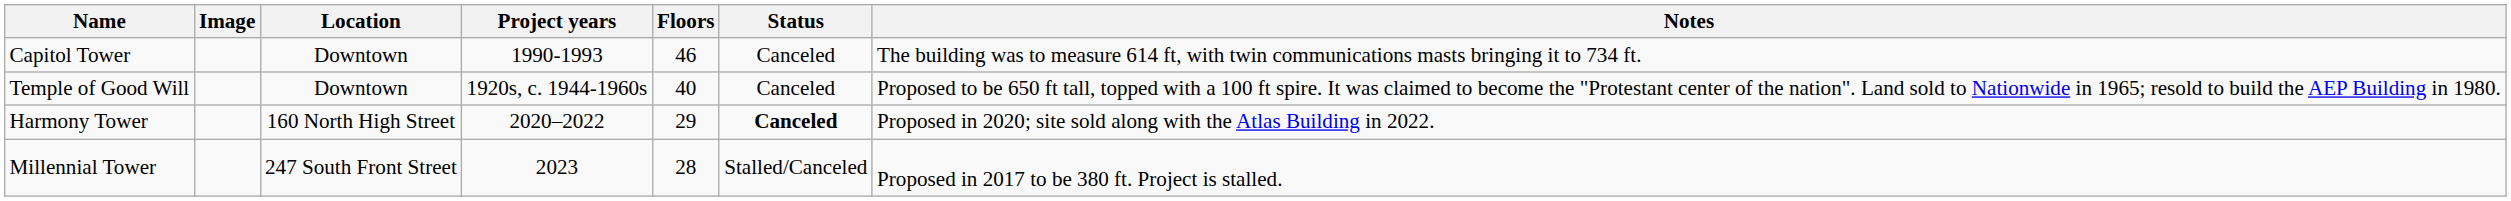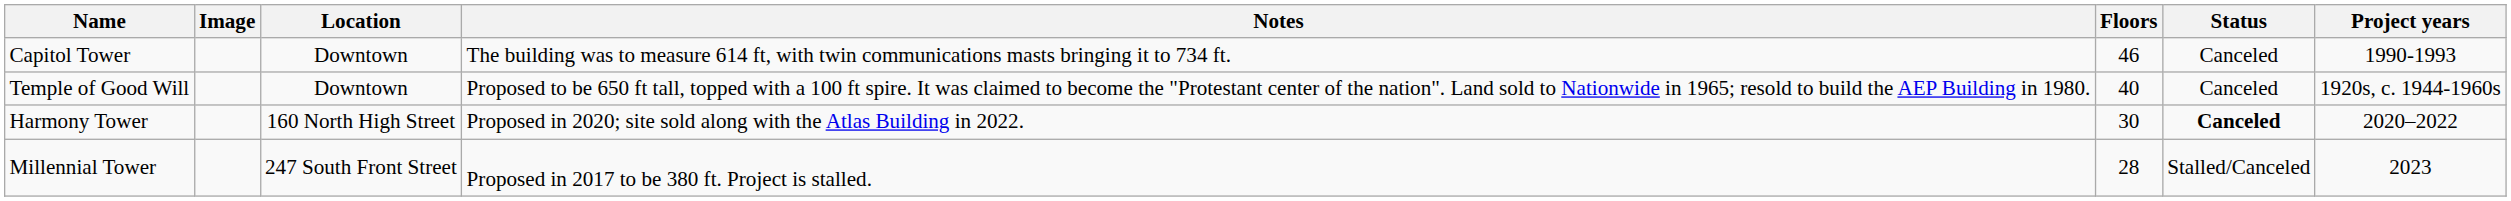columns swapped: (557, 21) <-> (1689, 21)
(686, 121) 29 -> (2129, 121) 30
